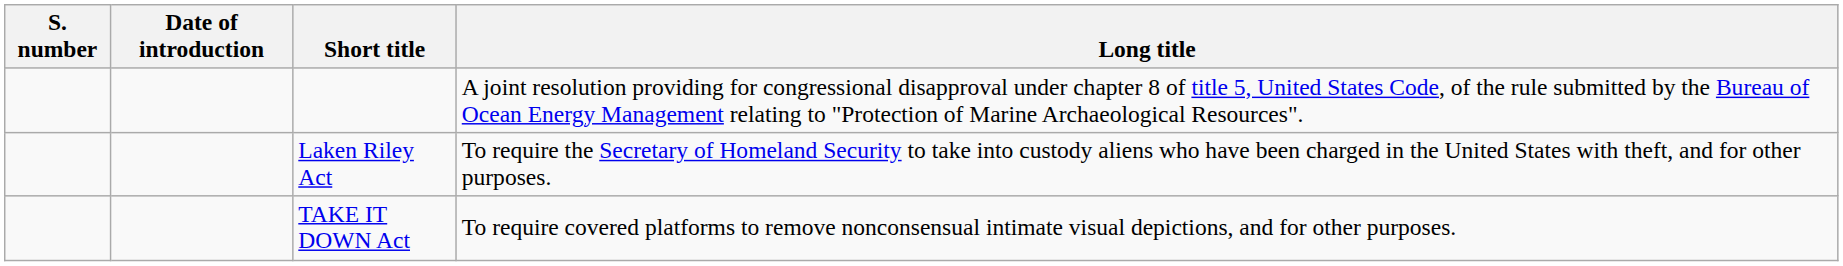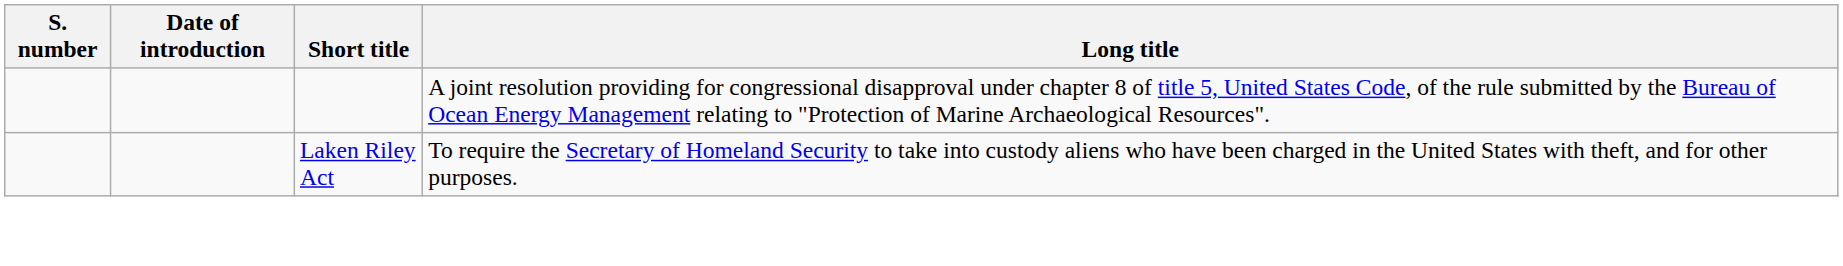- row: (354, 227)
